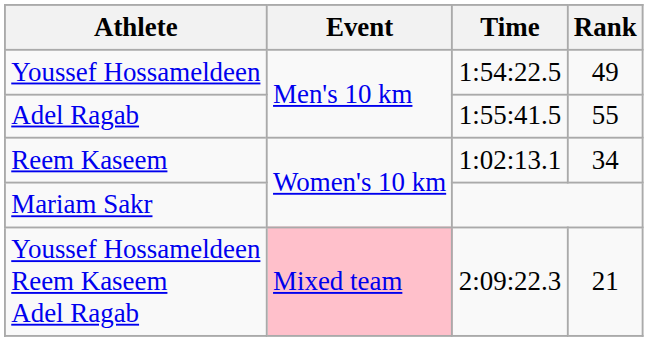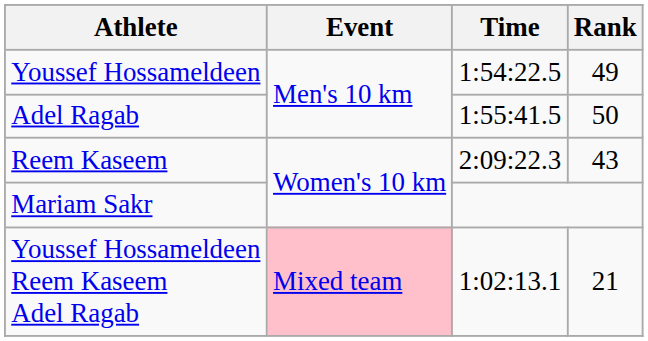(605, 115) 55 -> (605, 115) 50
(510, 160) 1:02:13.1 -> (510, 160) 2:09:22.3
(605, 160) 34 -> (605, 160) 43
(510, 280) 2:09:22.3 -> (510, 280) 1:02:13.1
